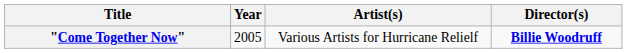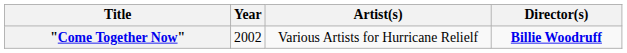(248, 37) 2005 -> (248, 37) 2002
